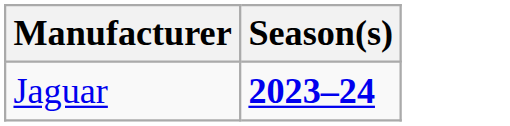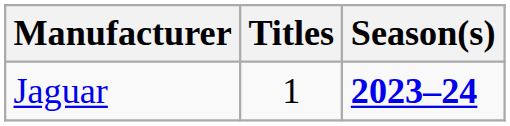+ column: (291, 33)
